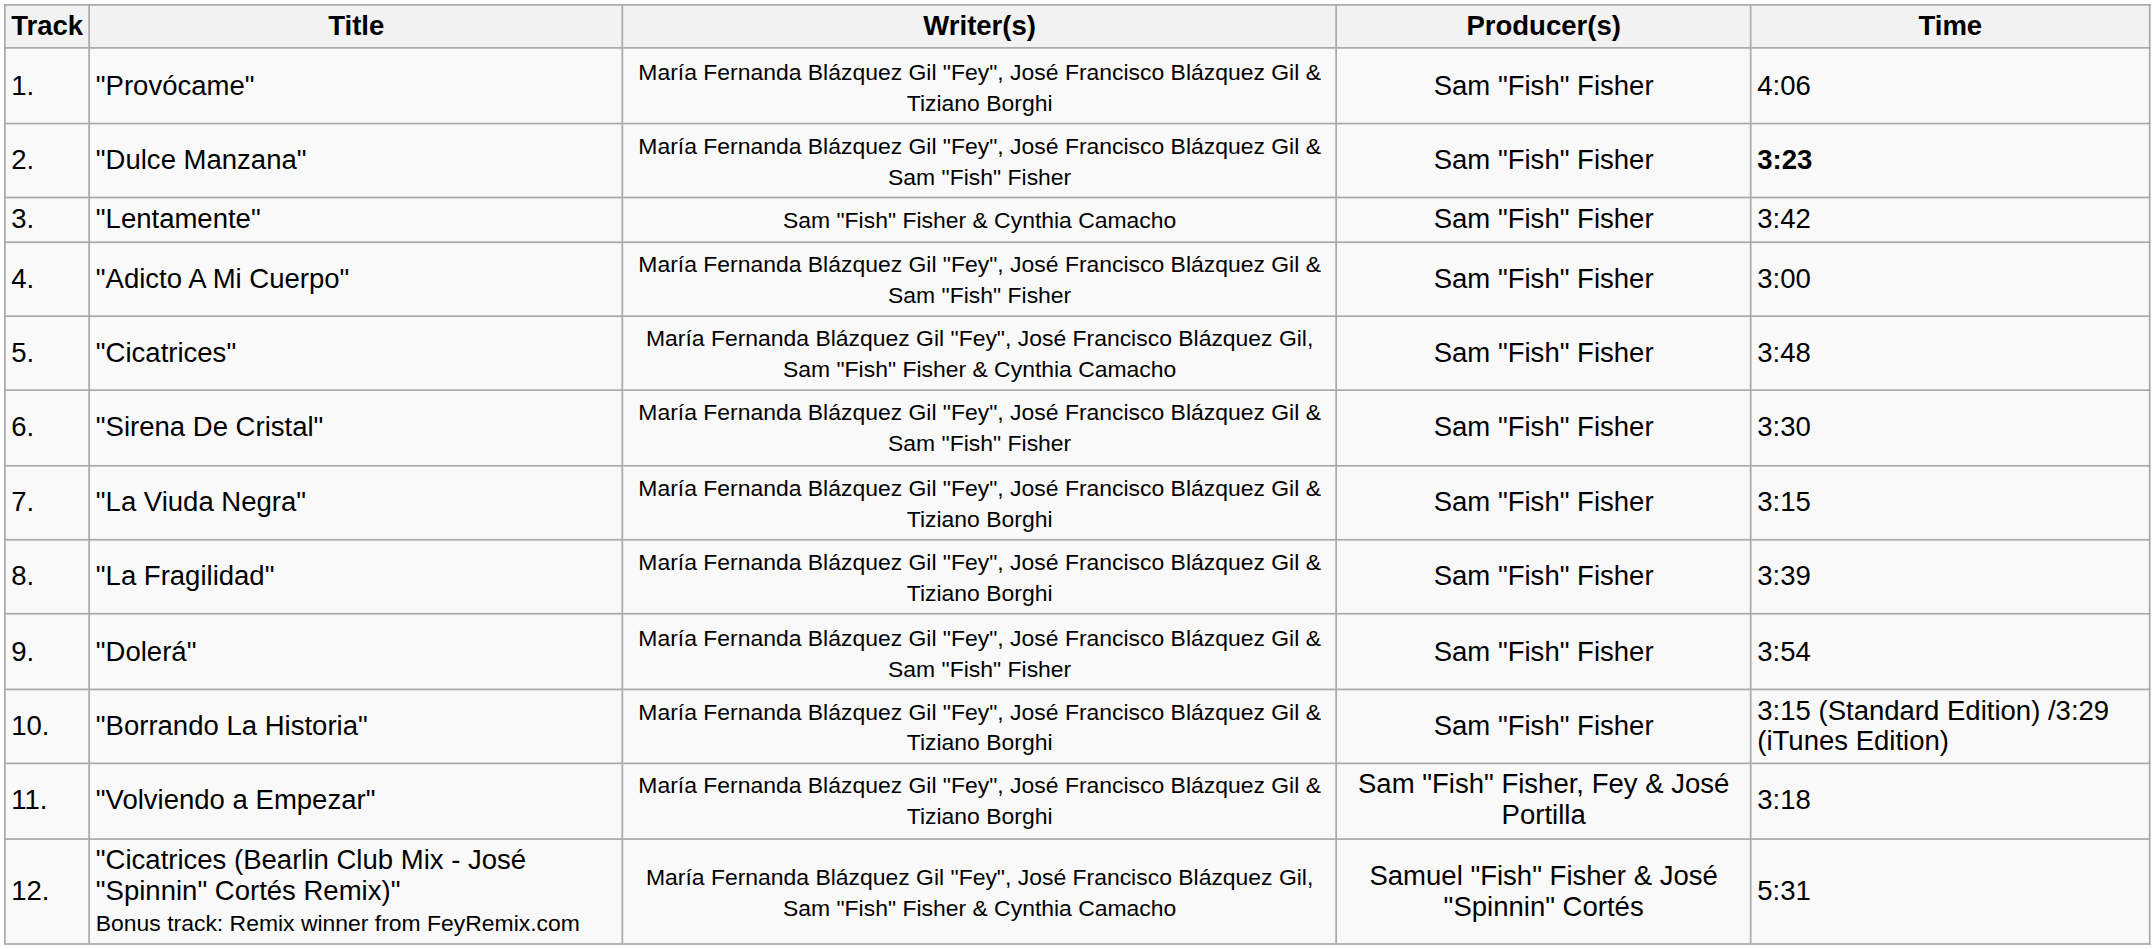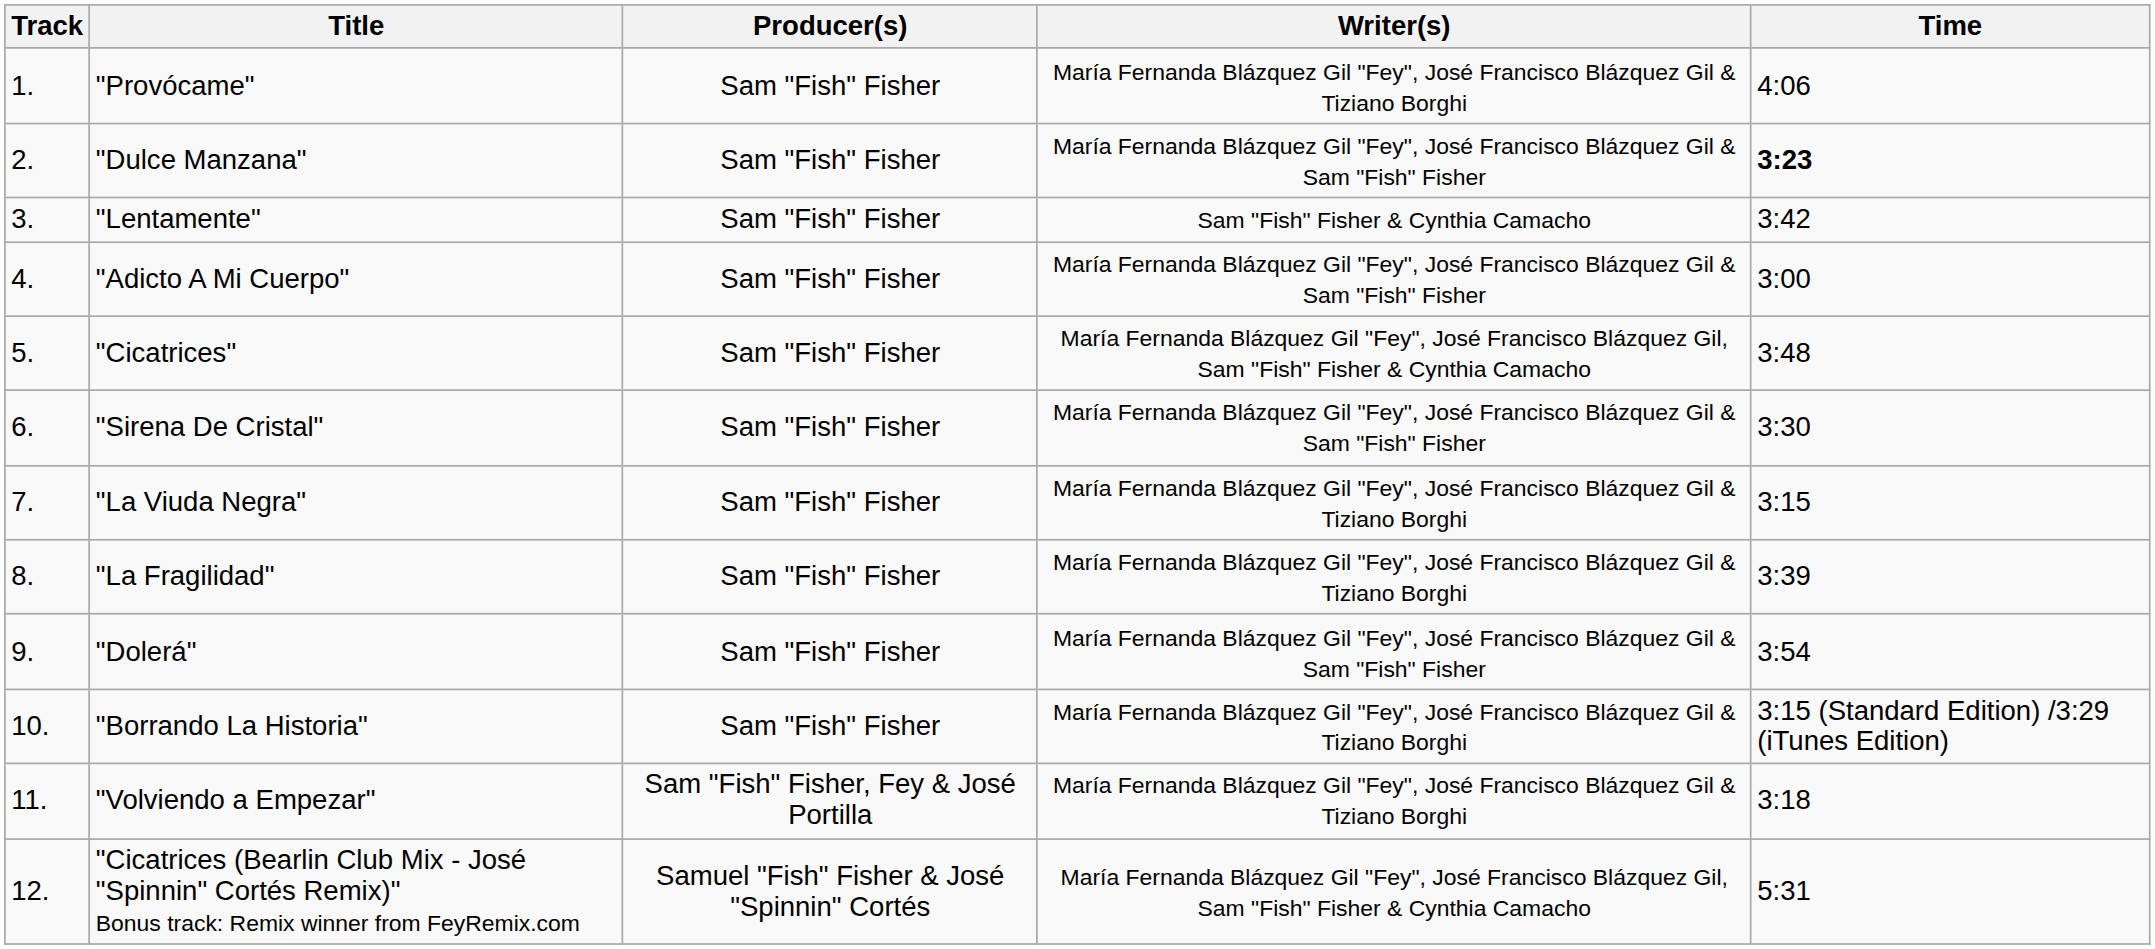columns swapped: (980, 26) <-> (1544, 26)
